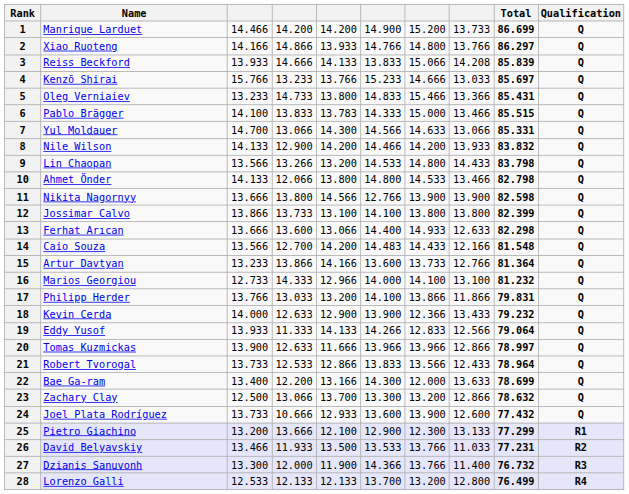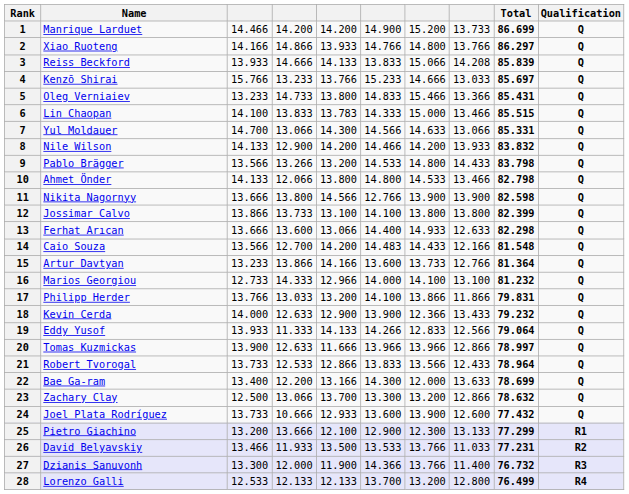(84, 113) Pablo Brägger -> (77, 113) Lin Chaopan
(77, 163) Lin Chaopan -> (84, 163) Pablo Brägger
